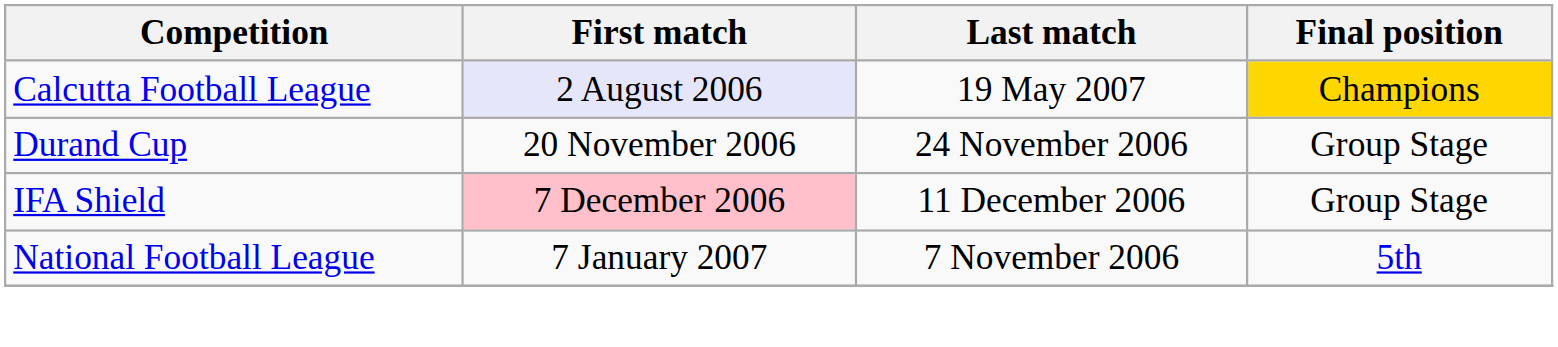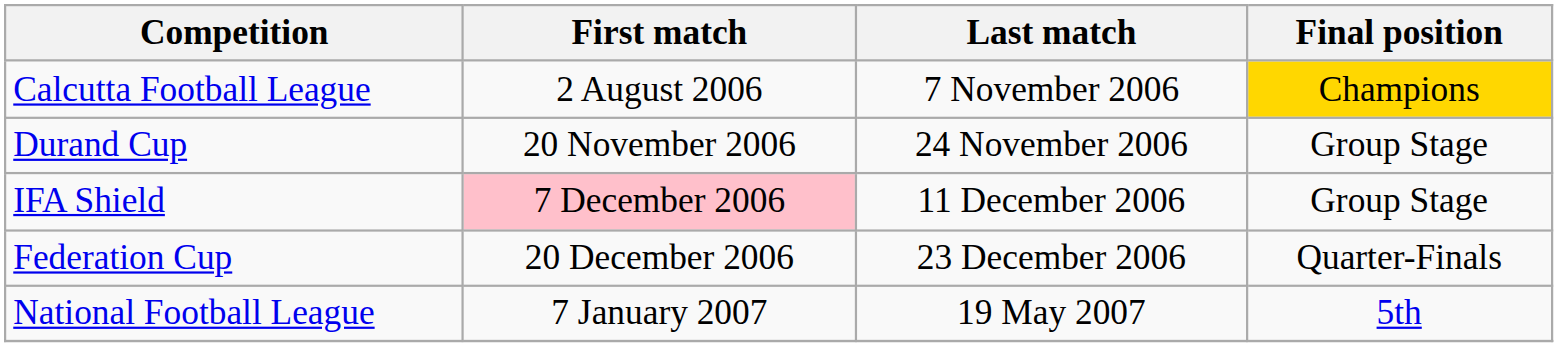(659, 88) lavender background -> (659, 88) no background
(1051, 88) 19 May 2007 -> (1051, 88) 7 November 2006
+ row: (123, 256)
(1051, 256) 7 November 2006 -> (1051, 312) 19 May 2007
